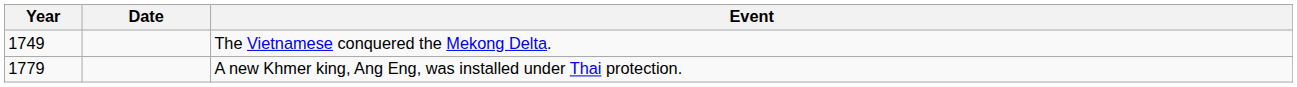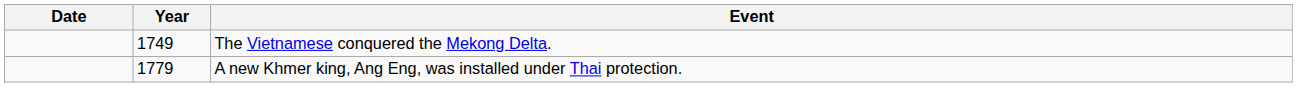columns swapped: (43, 17) <-> (146, 17)
